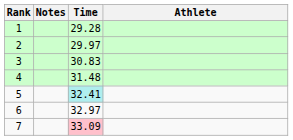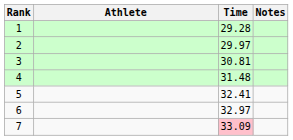columns swapped: (196, 13) <-> (51, 13)
(86, 61) 30.83 -> (236, 61) 30.81
(86, 94) paleturquoise background -> (236, 94) no background
